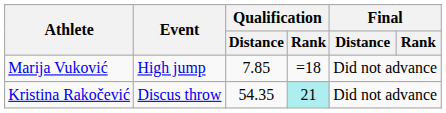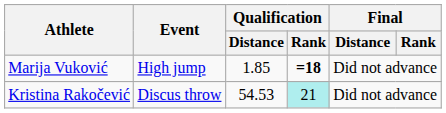(256, 68) 7.85 -> (256, 68) 1.85
(308, 68) normal -> (308, 68) bold
(256, 94) 54.35 -> (256, 94) 54.53
